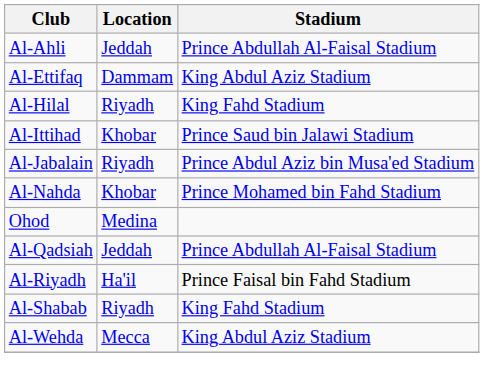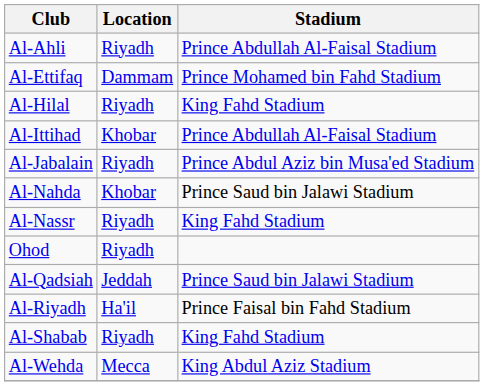(127, 47) Jeddah -> (128, 47) Riyadh
(276, 76) King Abdul Aziz Stadium -> (311, 76) Prince Mohamed bin Fahd Stadium
(298, 134) Prince Saud bin Jalawi Stadium -> (309, 134) Prince Abdullah Al-Faisal Stadium
(311, 192) Prince Mohamed bin Fahd Stadium -> (298, 192) Prince Saud bin Jalawi Stadium
+ row: (42, 221)
(129, 221) Medina -> (128, 250) Riyadh
(309, 250) Prince Abdullah Al-Faisal Stadium -> (298, 279) Prince Saud bin Jalawi Stadium
